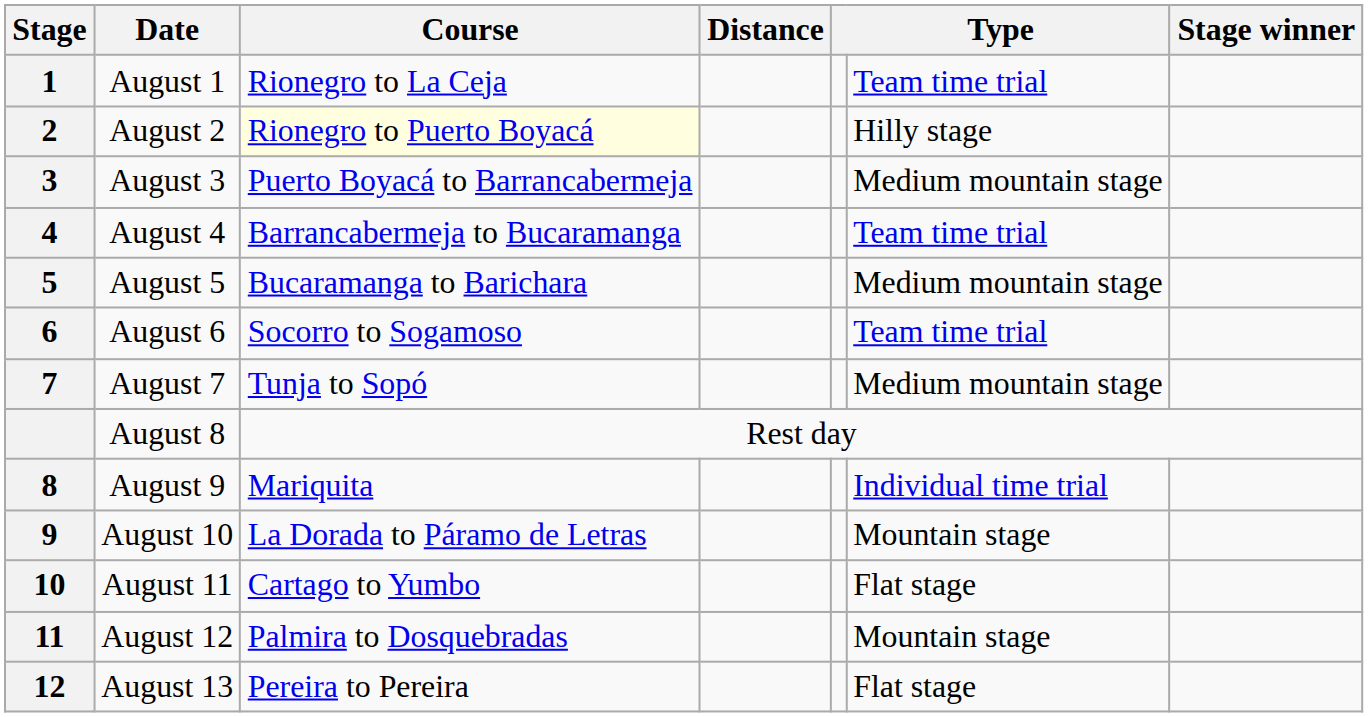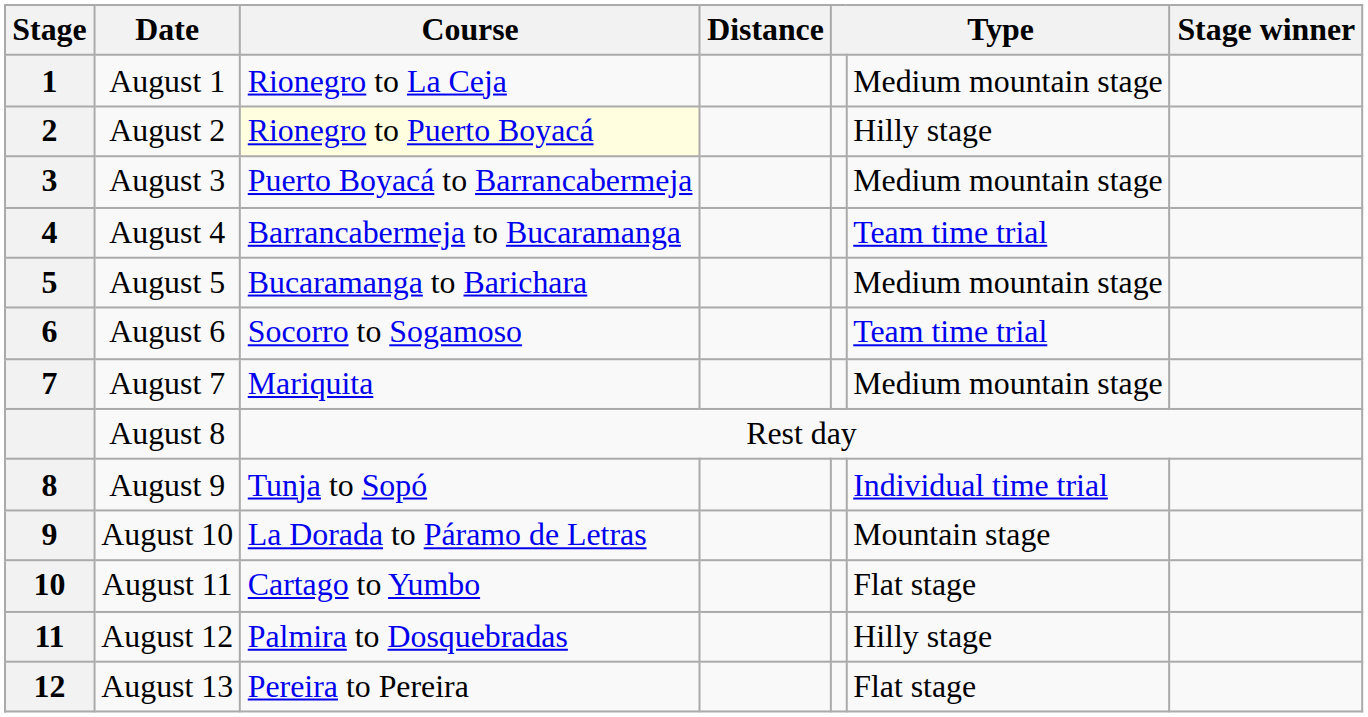(950, 80) Team time trial -> (1008, 80) Medium mountain stage
(337, 383) Tunja to Sopó -> (311, 383) Mariquita
(311, 484) Mariquita -> (337, 484) Tunja to Sopó
(952, 635) Mountain stage -> (923, 635) Hilly stage
